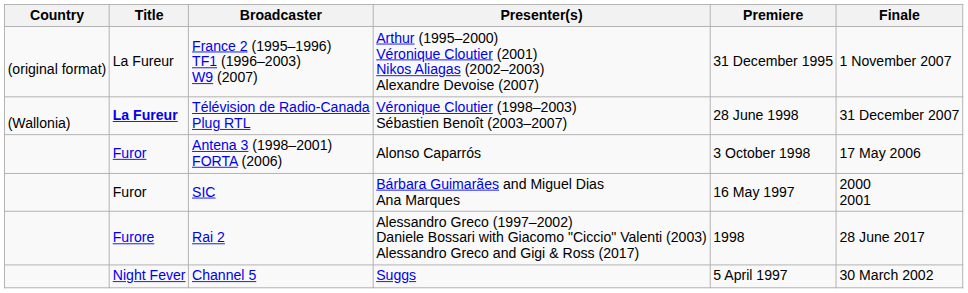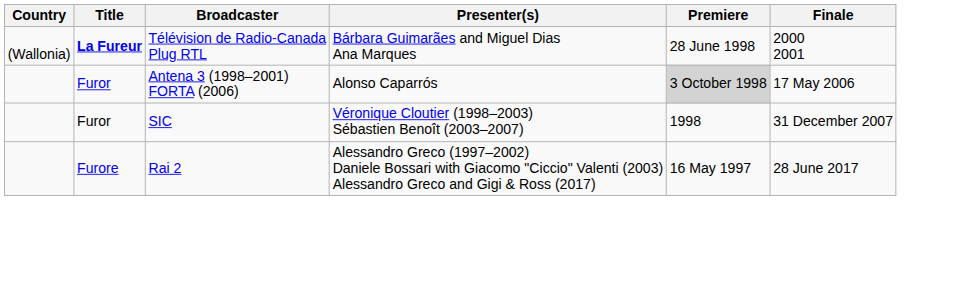- row: (262, 61)
(476, 115) Véronique Cloutier (1998–2003) Sébastien Benoît (2003–2007) -> (446, 45) Bárbara Guimarães and Miguel Dias Ana Marques
(899, 115) 31 December 2007 -> (789, 45) 2000 2001
(762, 153) no background -> (718, 84) lightgrey background
(490, 192) Bárbara Guimarães and Miguel Dias Ana Marques -> (433, 122) Véronique Cloutier (1998–2003) Sébastien Benoît (2003–2007)
(754, 192) 16 May 1997 -> (685, 122) 1998
(855, 192) 2000 2001 -> (833, 122) 31 December 2007
(729, 238) 1998 -> (710, 168) 16 May 1997
- row: (224, 276)
